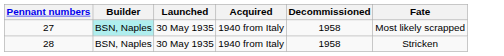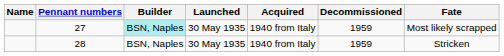+ column: (20, 12)
(330, 28) 1958 -> (361, 28) 1959
(330, 43) 1958 -> (361, 43) 1959
